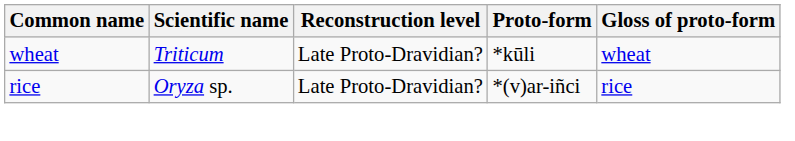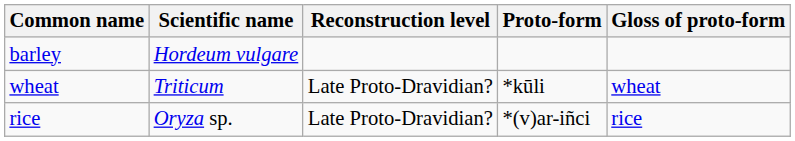+ row: (35, 53)
